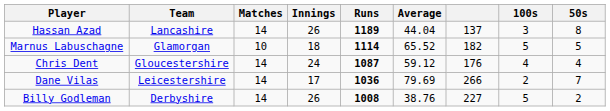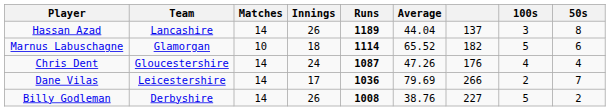(578, 47) 5 -> (578, 47) 6
(420, 64) 59.12 -> (420, 64) 47.26
